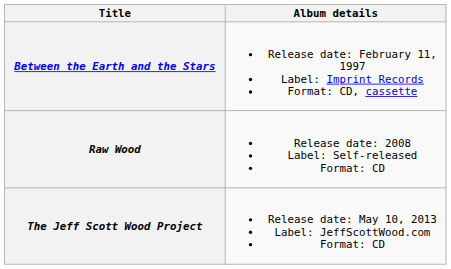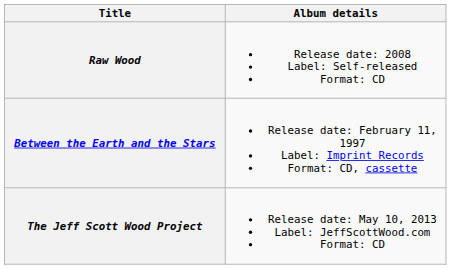rows swapped: (115, 66) <-> (115, 149)
